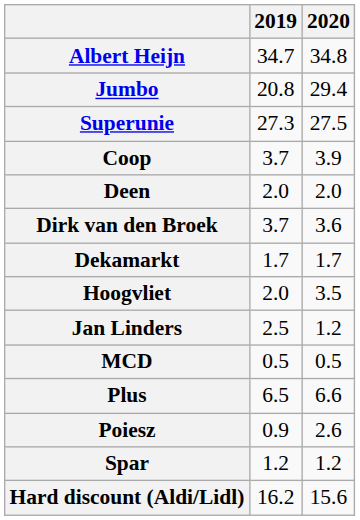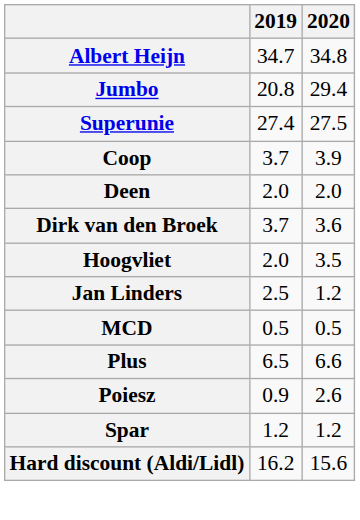(276, 123) 27.3 -> (276, 123) 27.4
- row: (127, 259)
